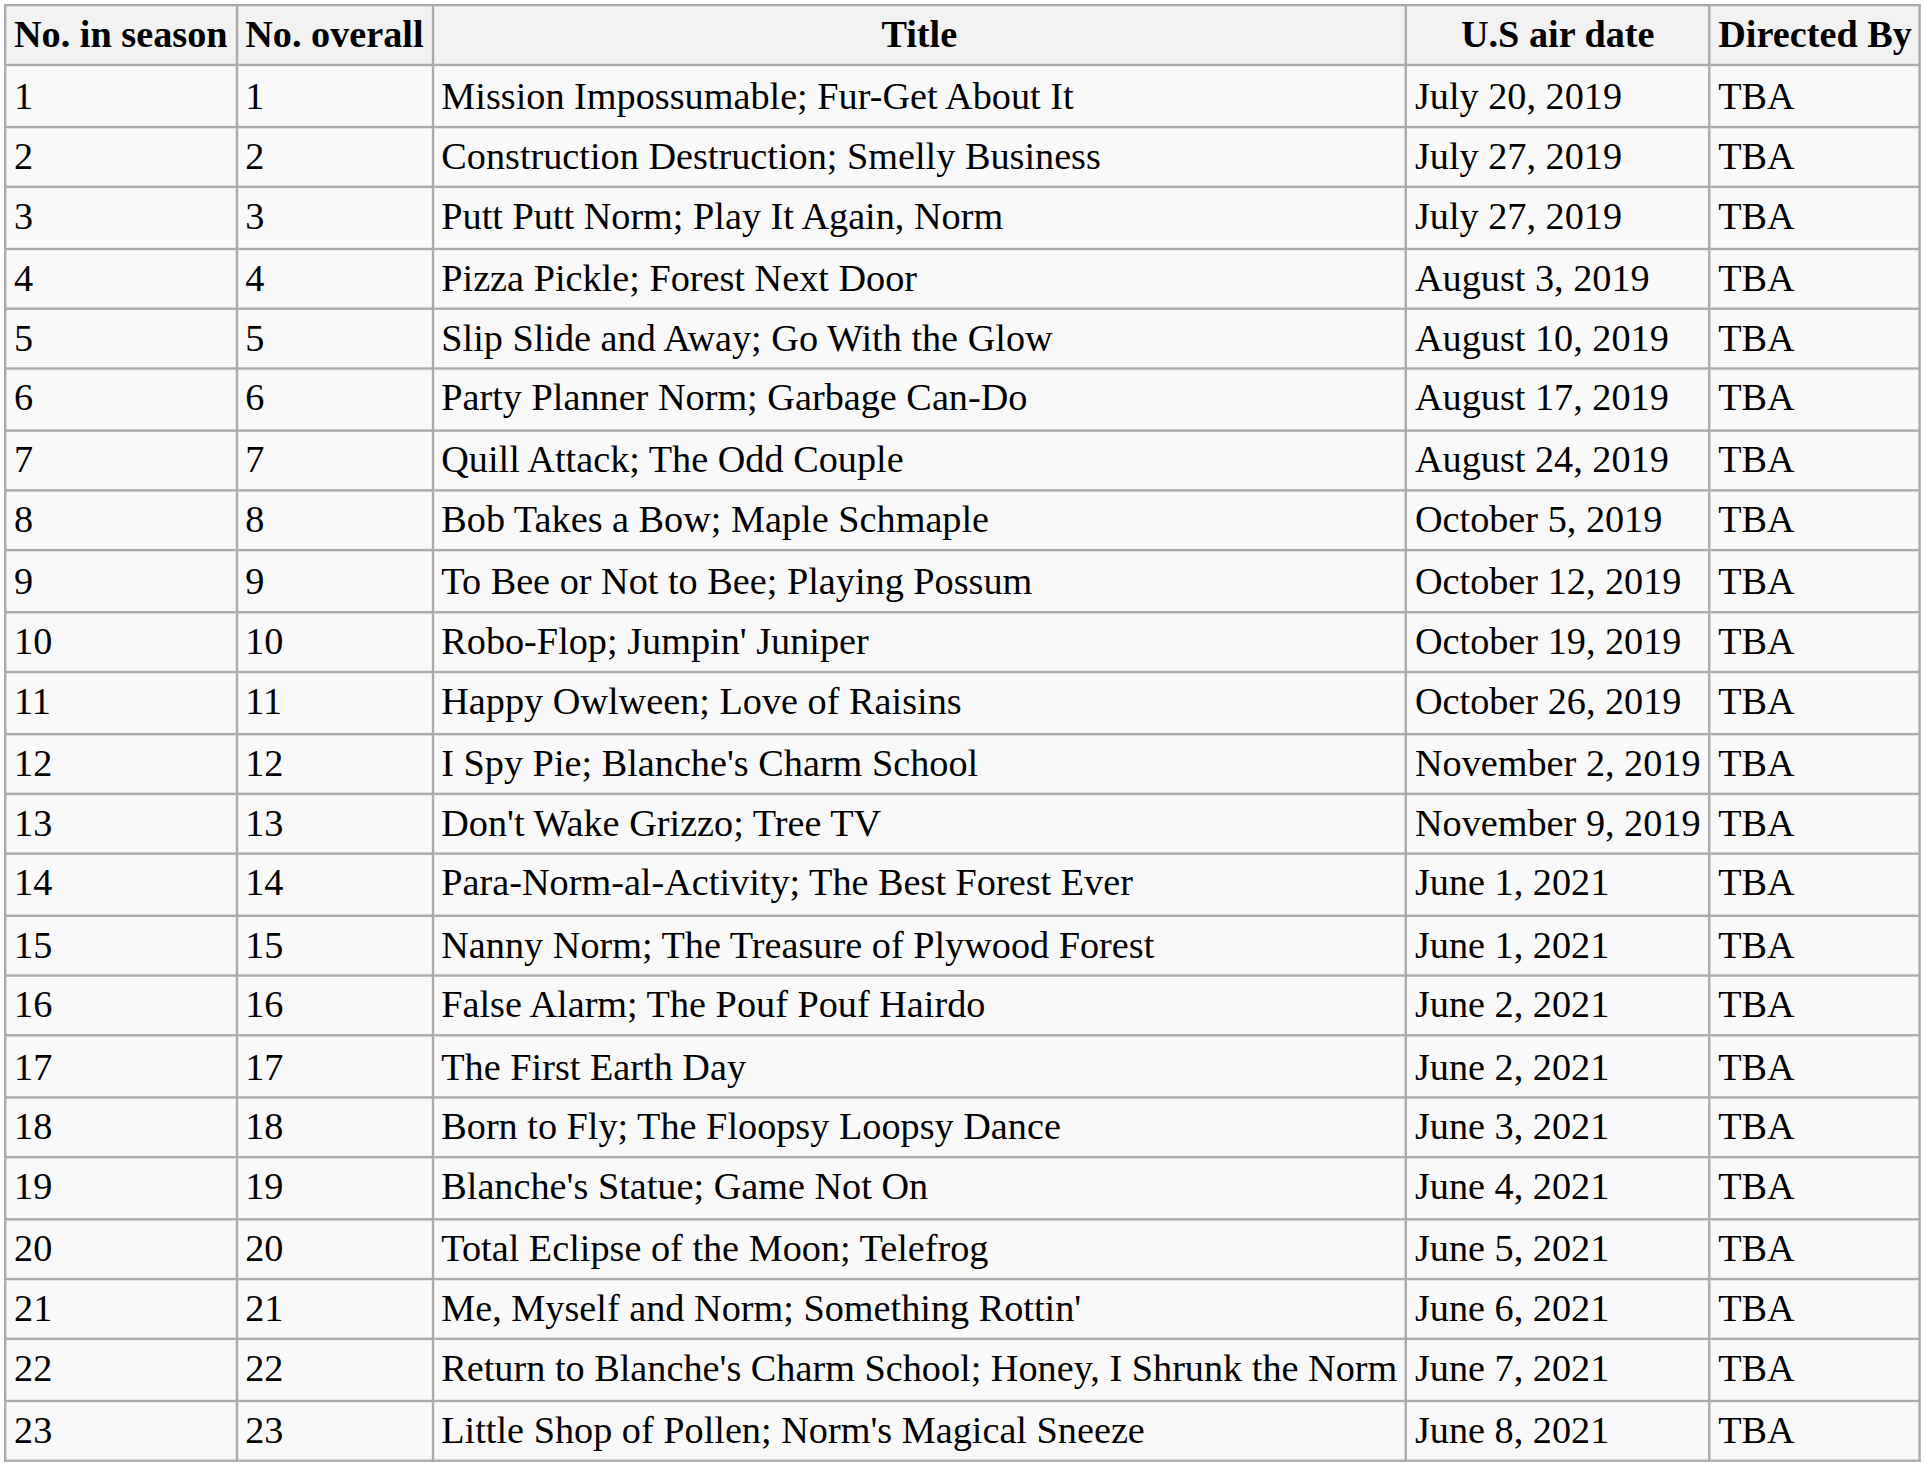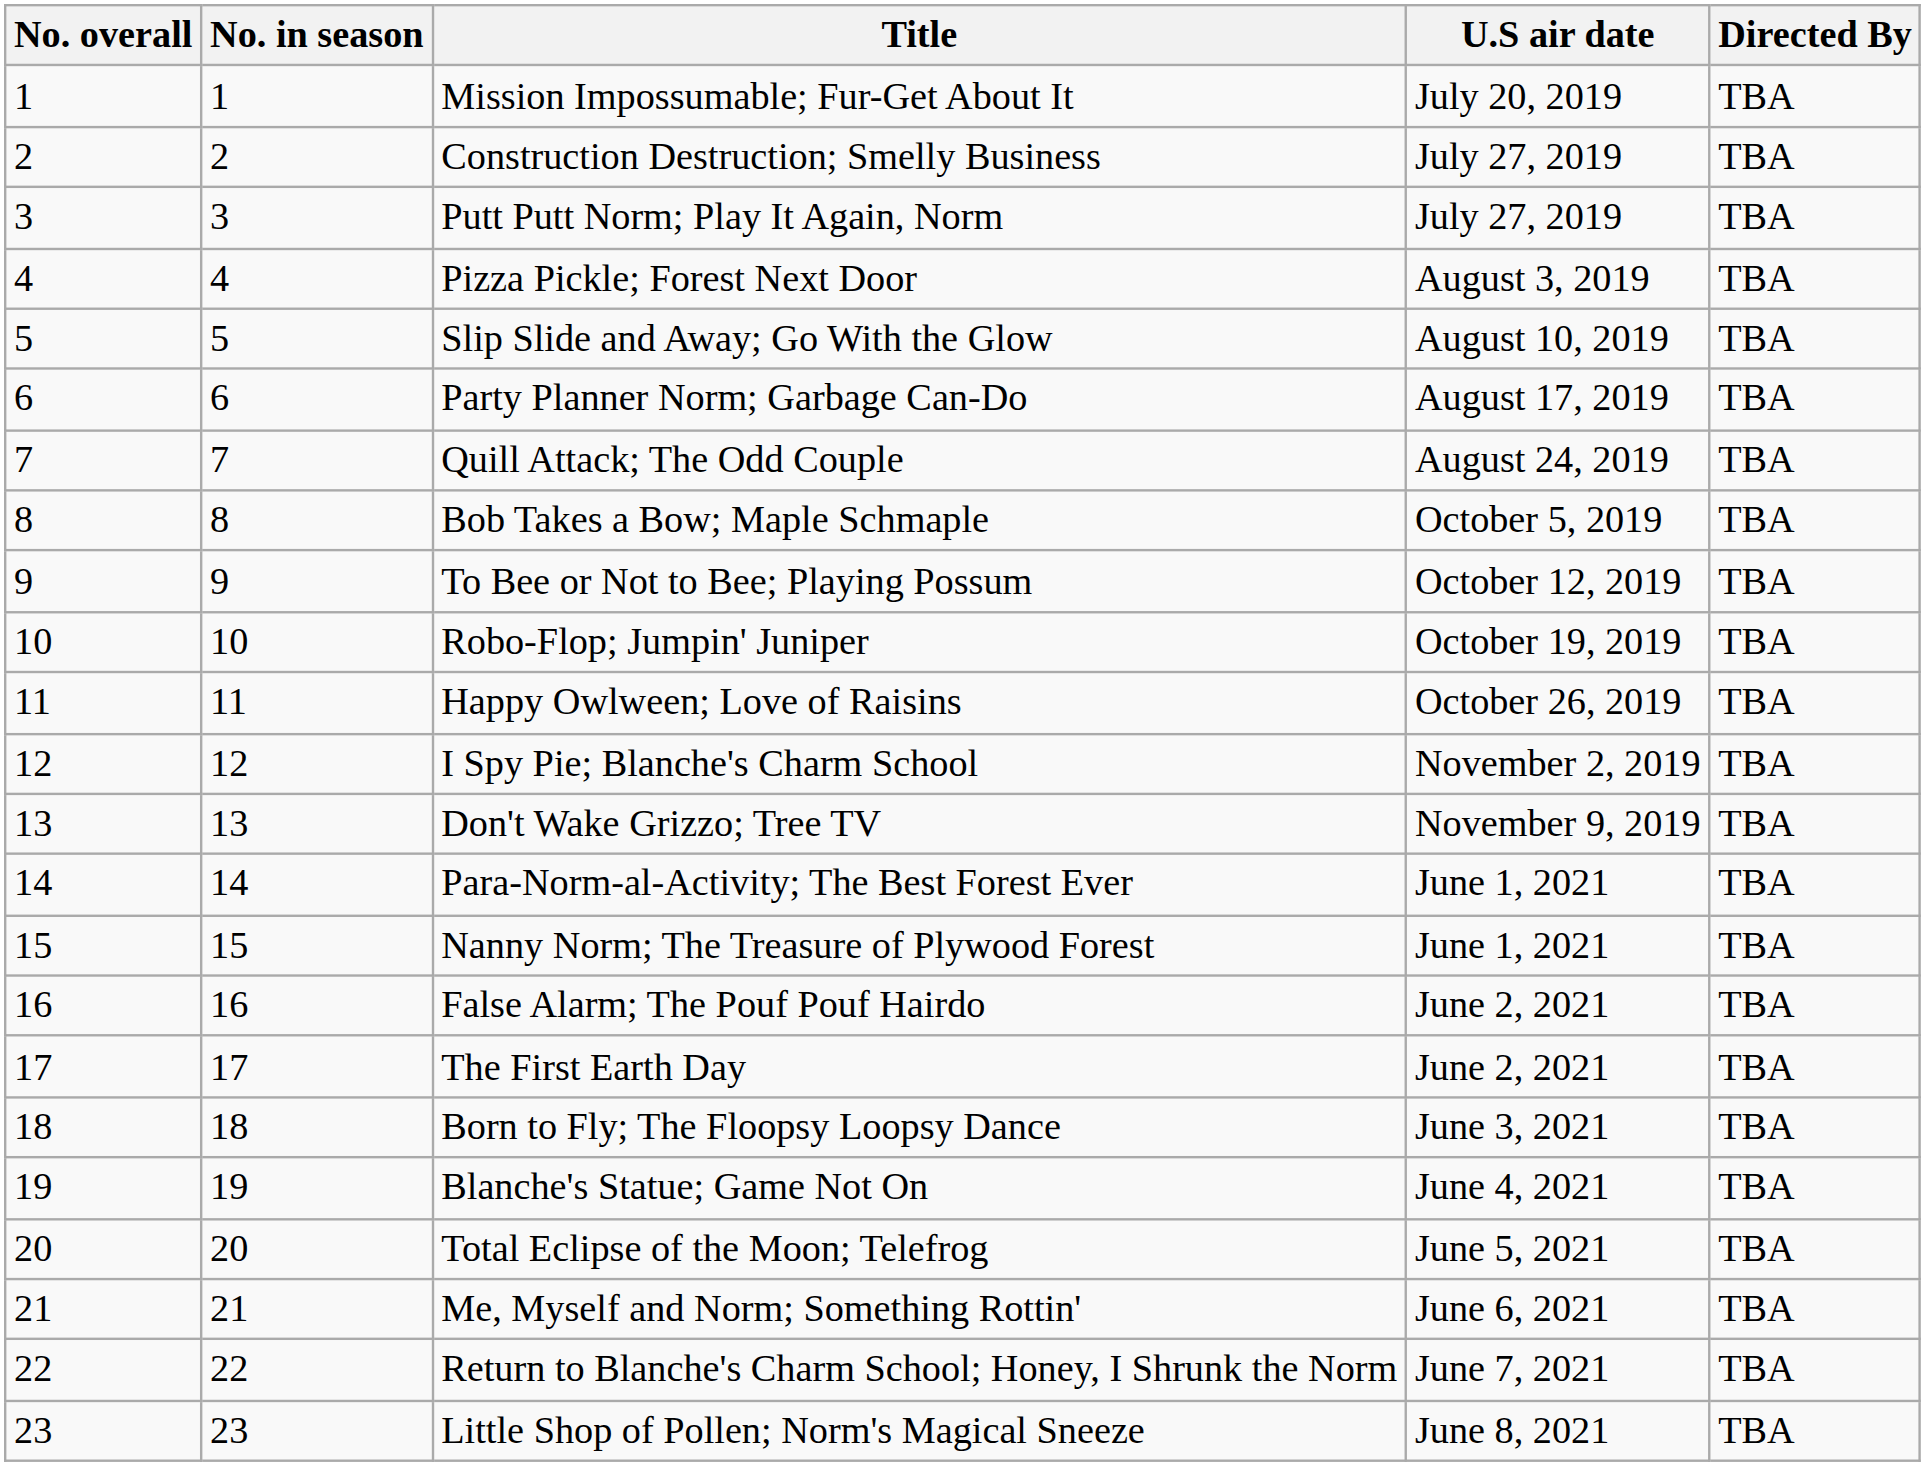columns swapped: (334, 34) <-> (121, 34)
